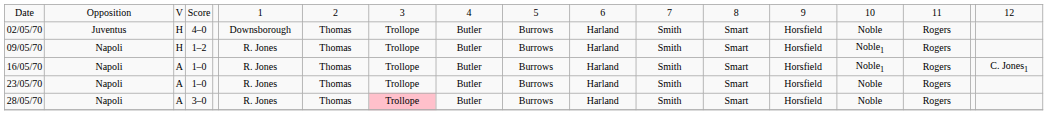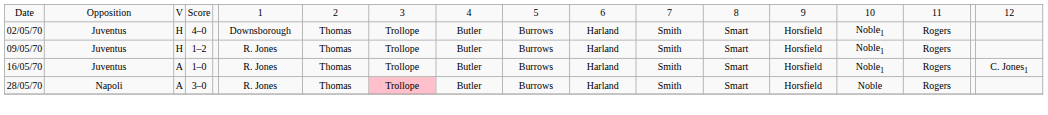(870, 30) Noble -> (870, 31) Noble1
(109, 48) Napoli -> (109, 49) Juventus
(109, 66) Napoli -> (109, 67) Juventus
- row: (25, 84)
